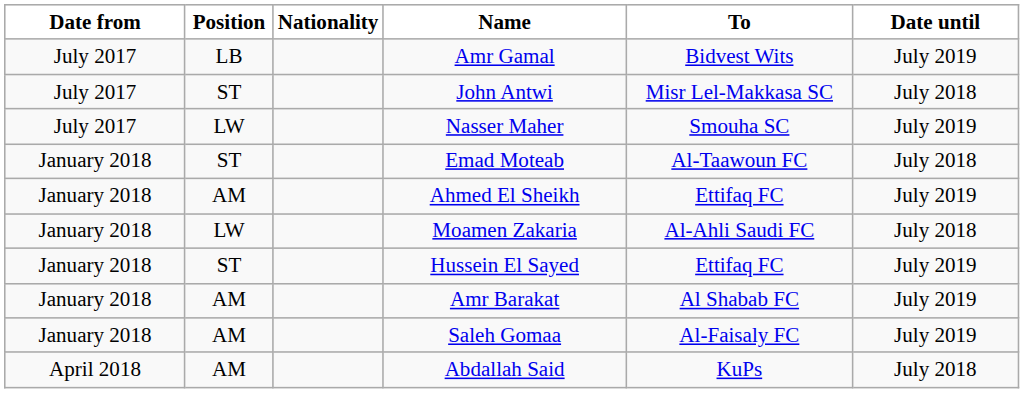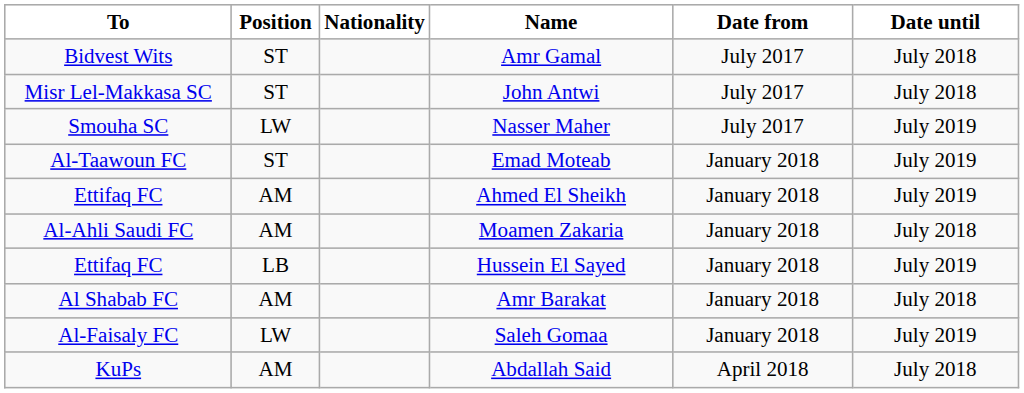columns swapped: (95, 21) <-> (739, 21)
(229, 56) LB -> (275, 56) ST
(935, 56) July 2019 -> (935, 56) July 2018
(935, 160) July 2018 -> (935, 160) July 2019
(229, 230) LW -> (275, 230) AM
(229, 264) ST -> (275, 264) LB
(935, 299) July 2019 -> (935, 299) July 2018
(229, 334) AM -> (275, 334) LW
